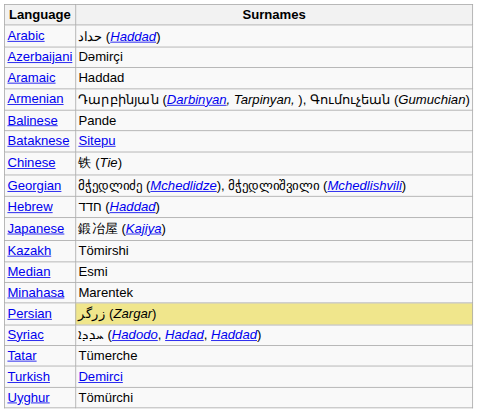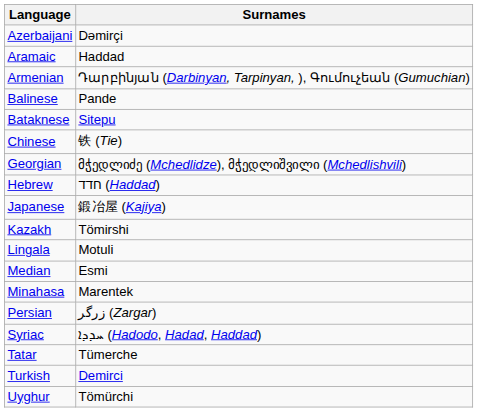- row: (26, 36)
+ row: (29, 250)
(117, 314) khaki background -> (117, 313) no background
